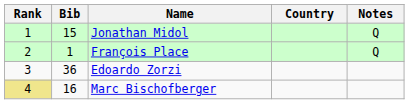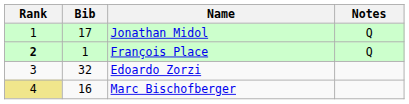- column: (309, 14)
(70, 33) 15 -> (85, 33) 17
(28, 52) normal -> (33, 52) bold
(70, 70) 36 -> (85, 70) 32
